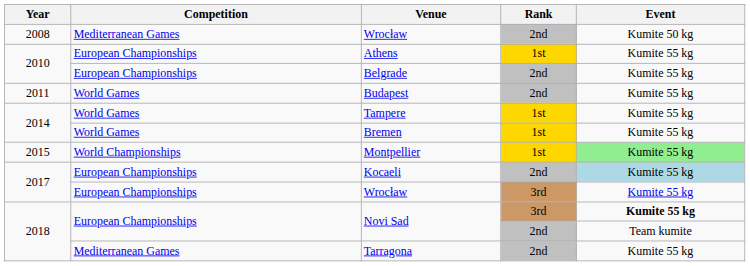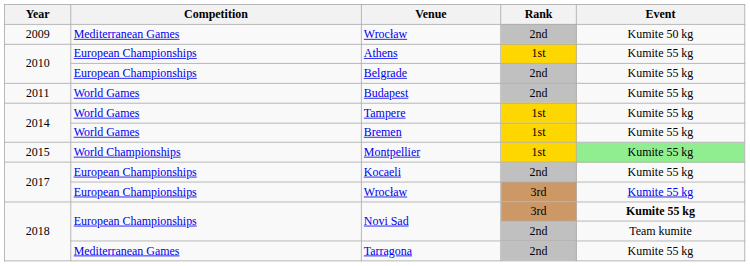(38, 34) 2008 -> (38, 34) 2009
(660, 172) lightblue background -> (660, 172) no background
